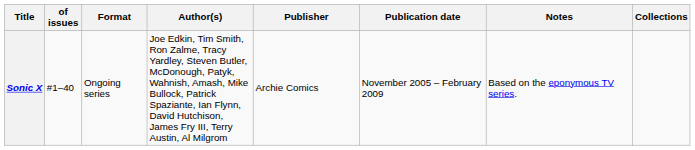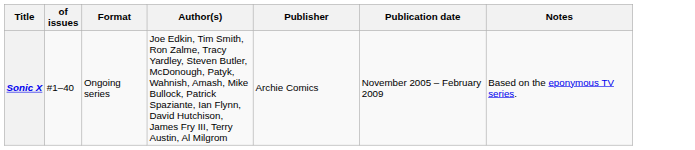- column: (661, 17)
